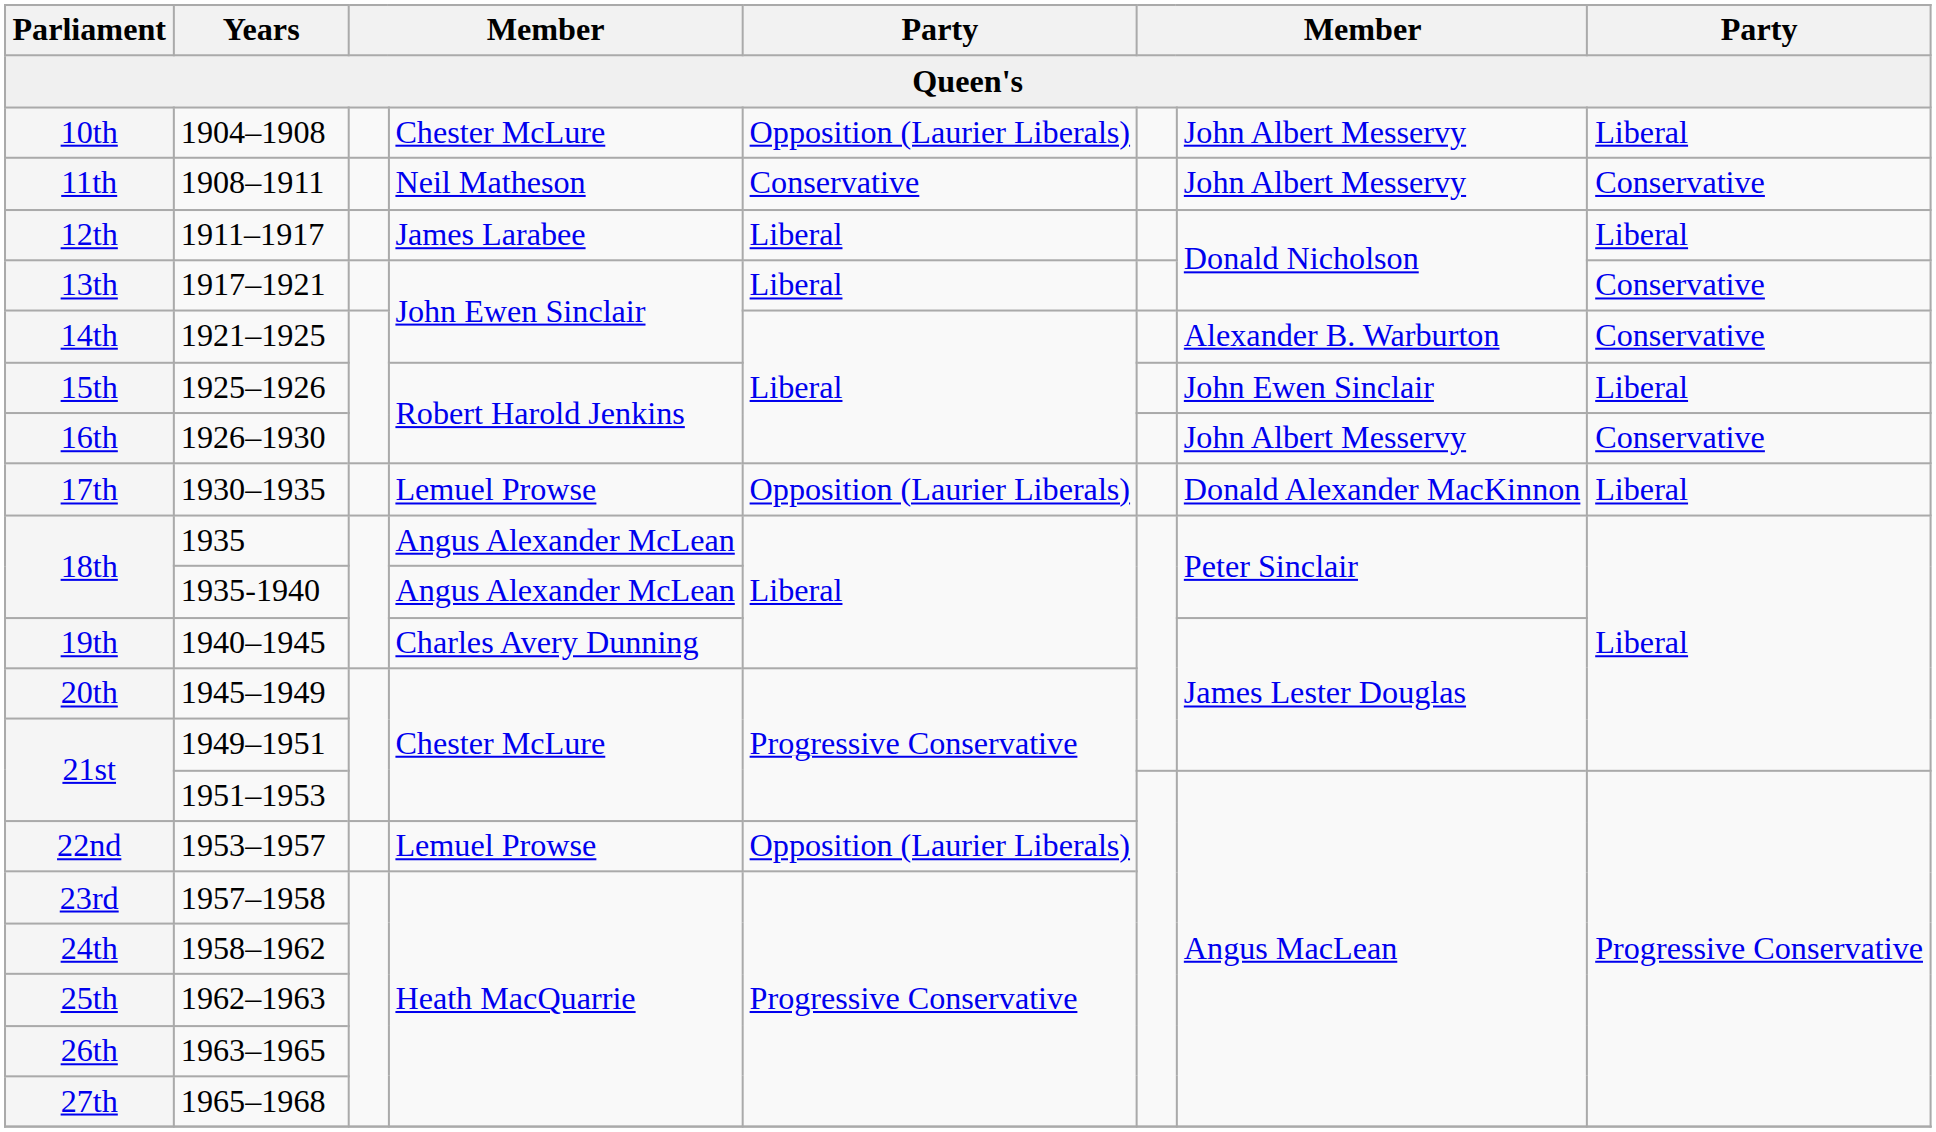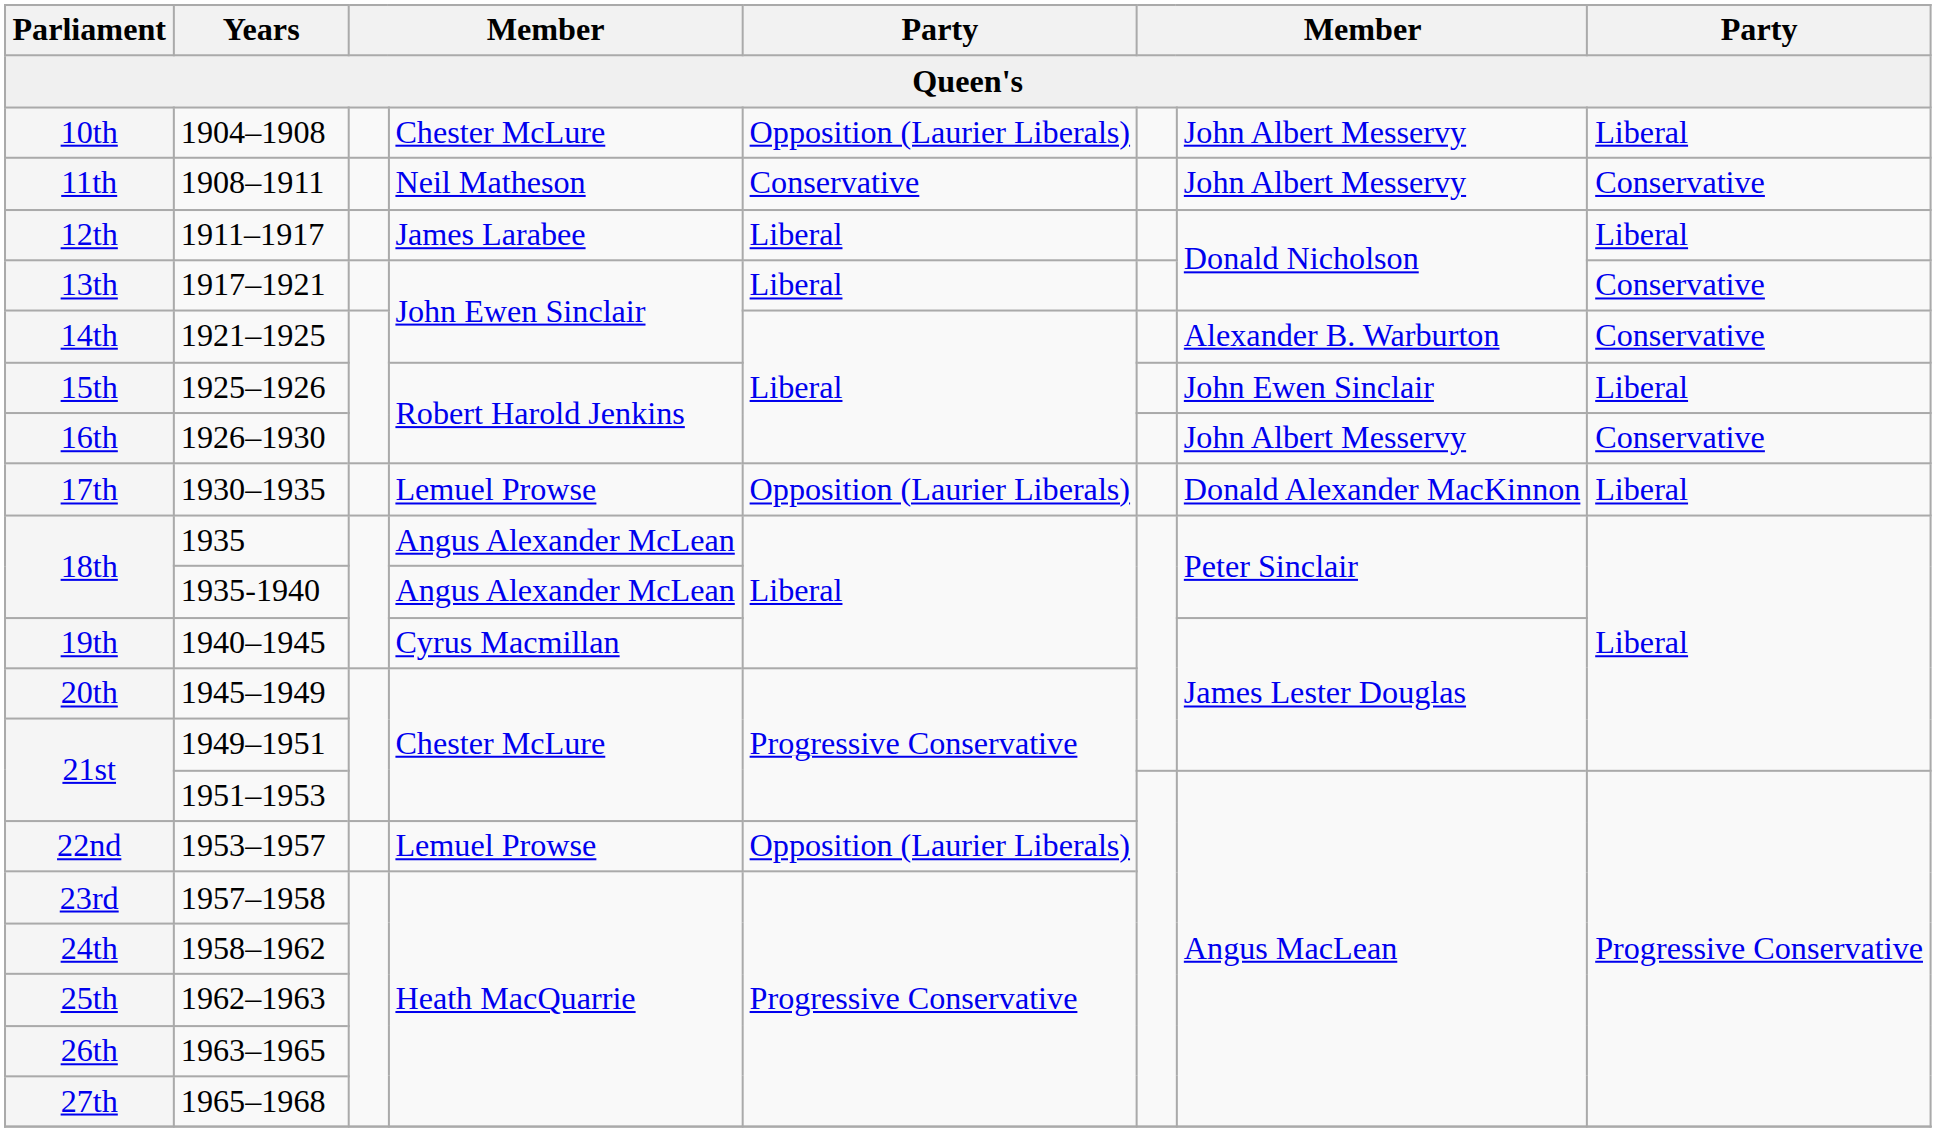(547, 642) Charles Avery Dunning -> (508, 642) Cyrus Macmillan
